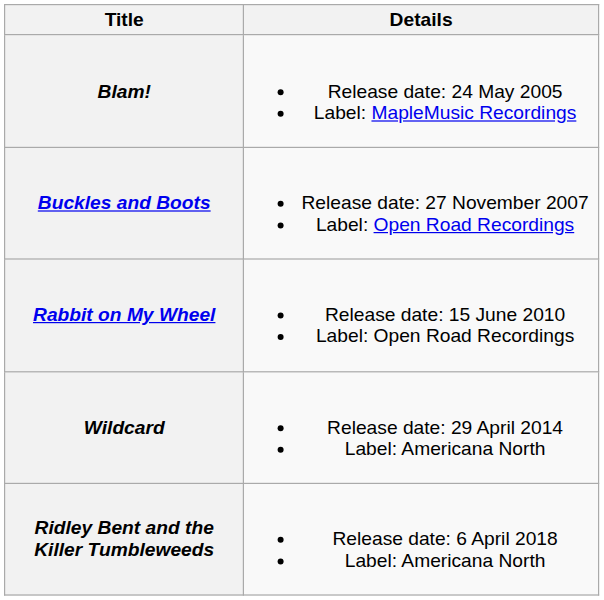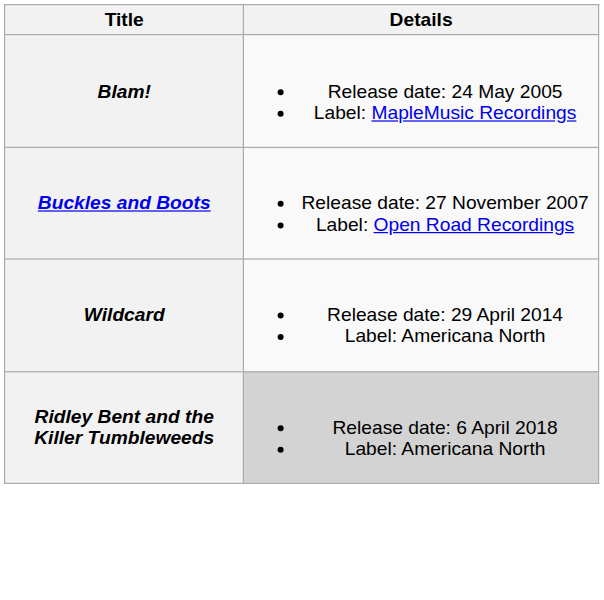- row: (124, 315)
(421, 550) no background -> (421, 438) lightgrey background
